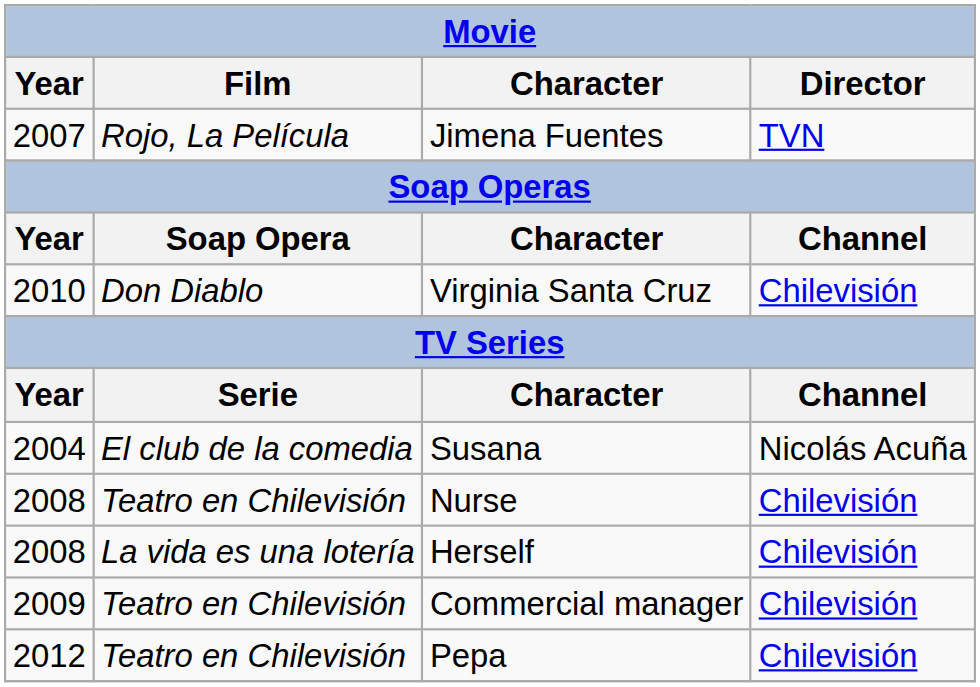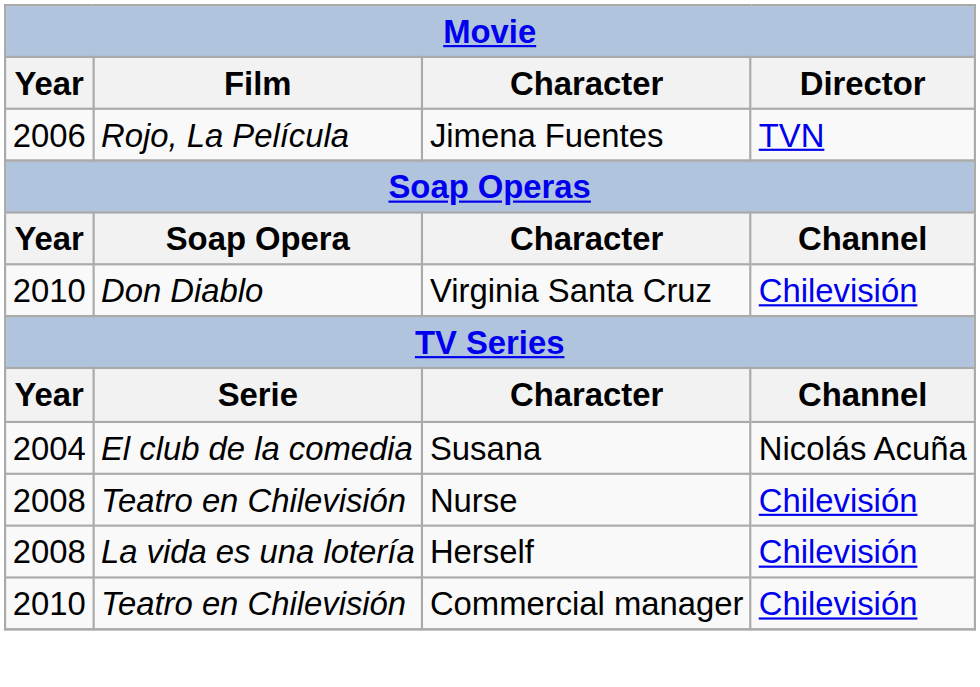(49, 135) 2007 -> (49, 135) 2006
(49, 603) 2009 -> (49, 603) 2010
- row: (468, 655)
